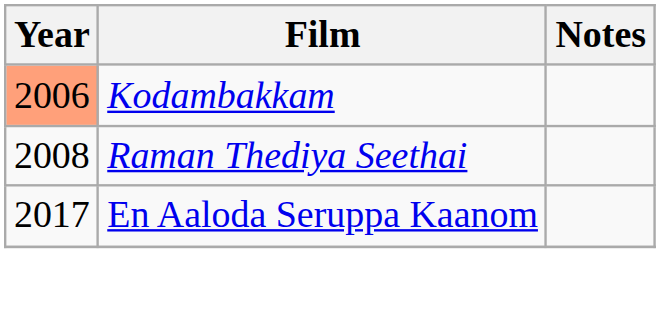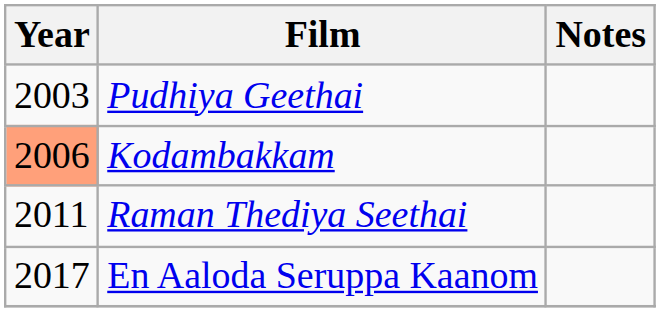+ row: (235, 94)
(52, 154) 2008 -> (51, 214) 2011
